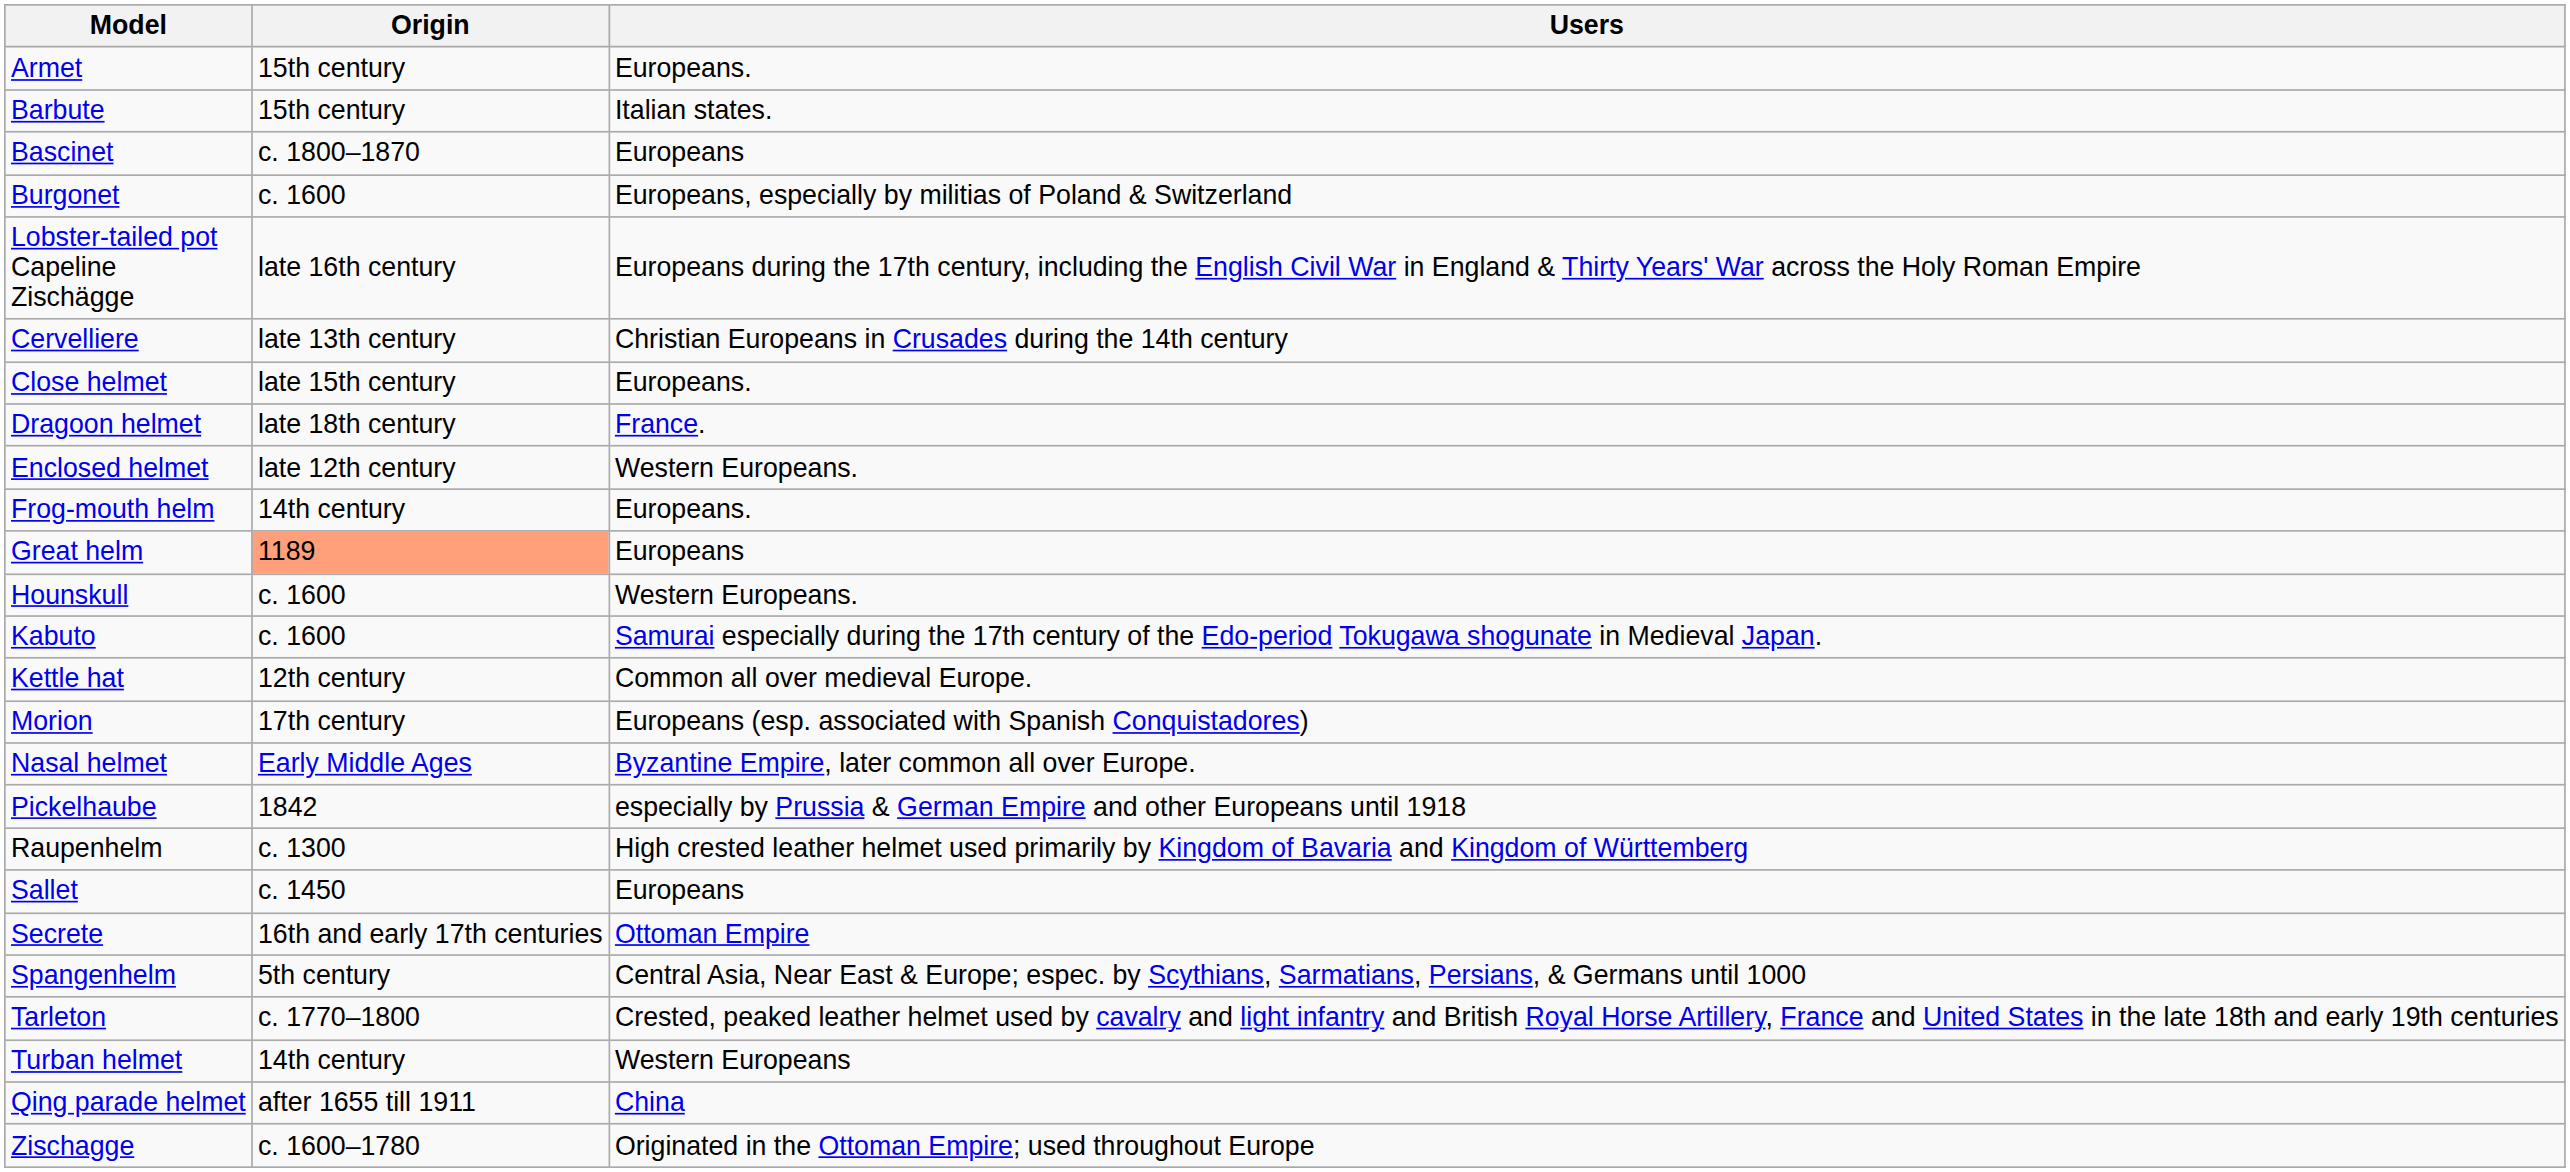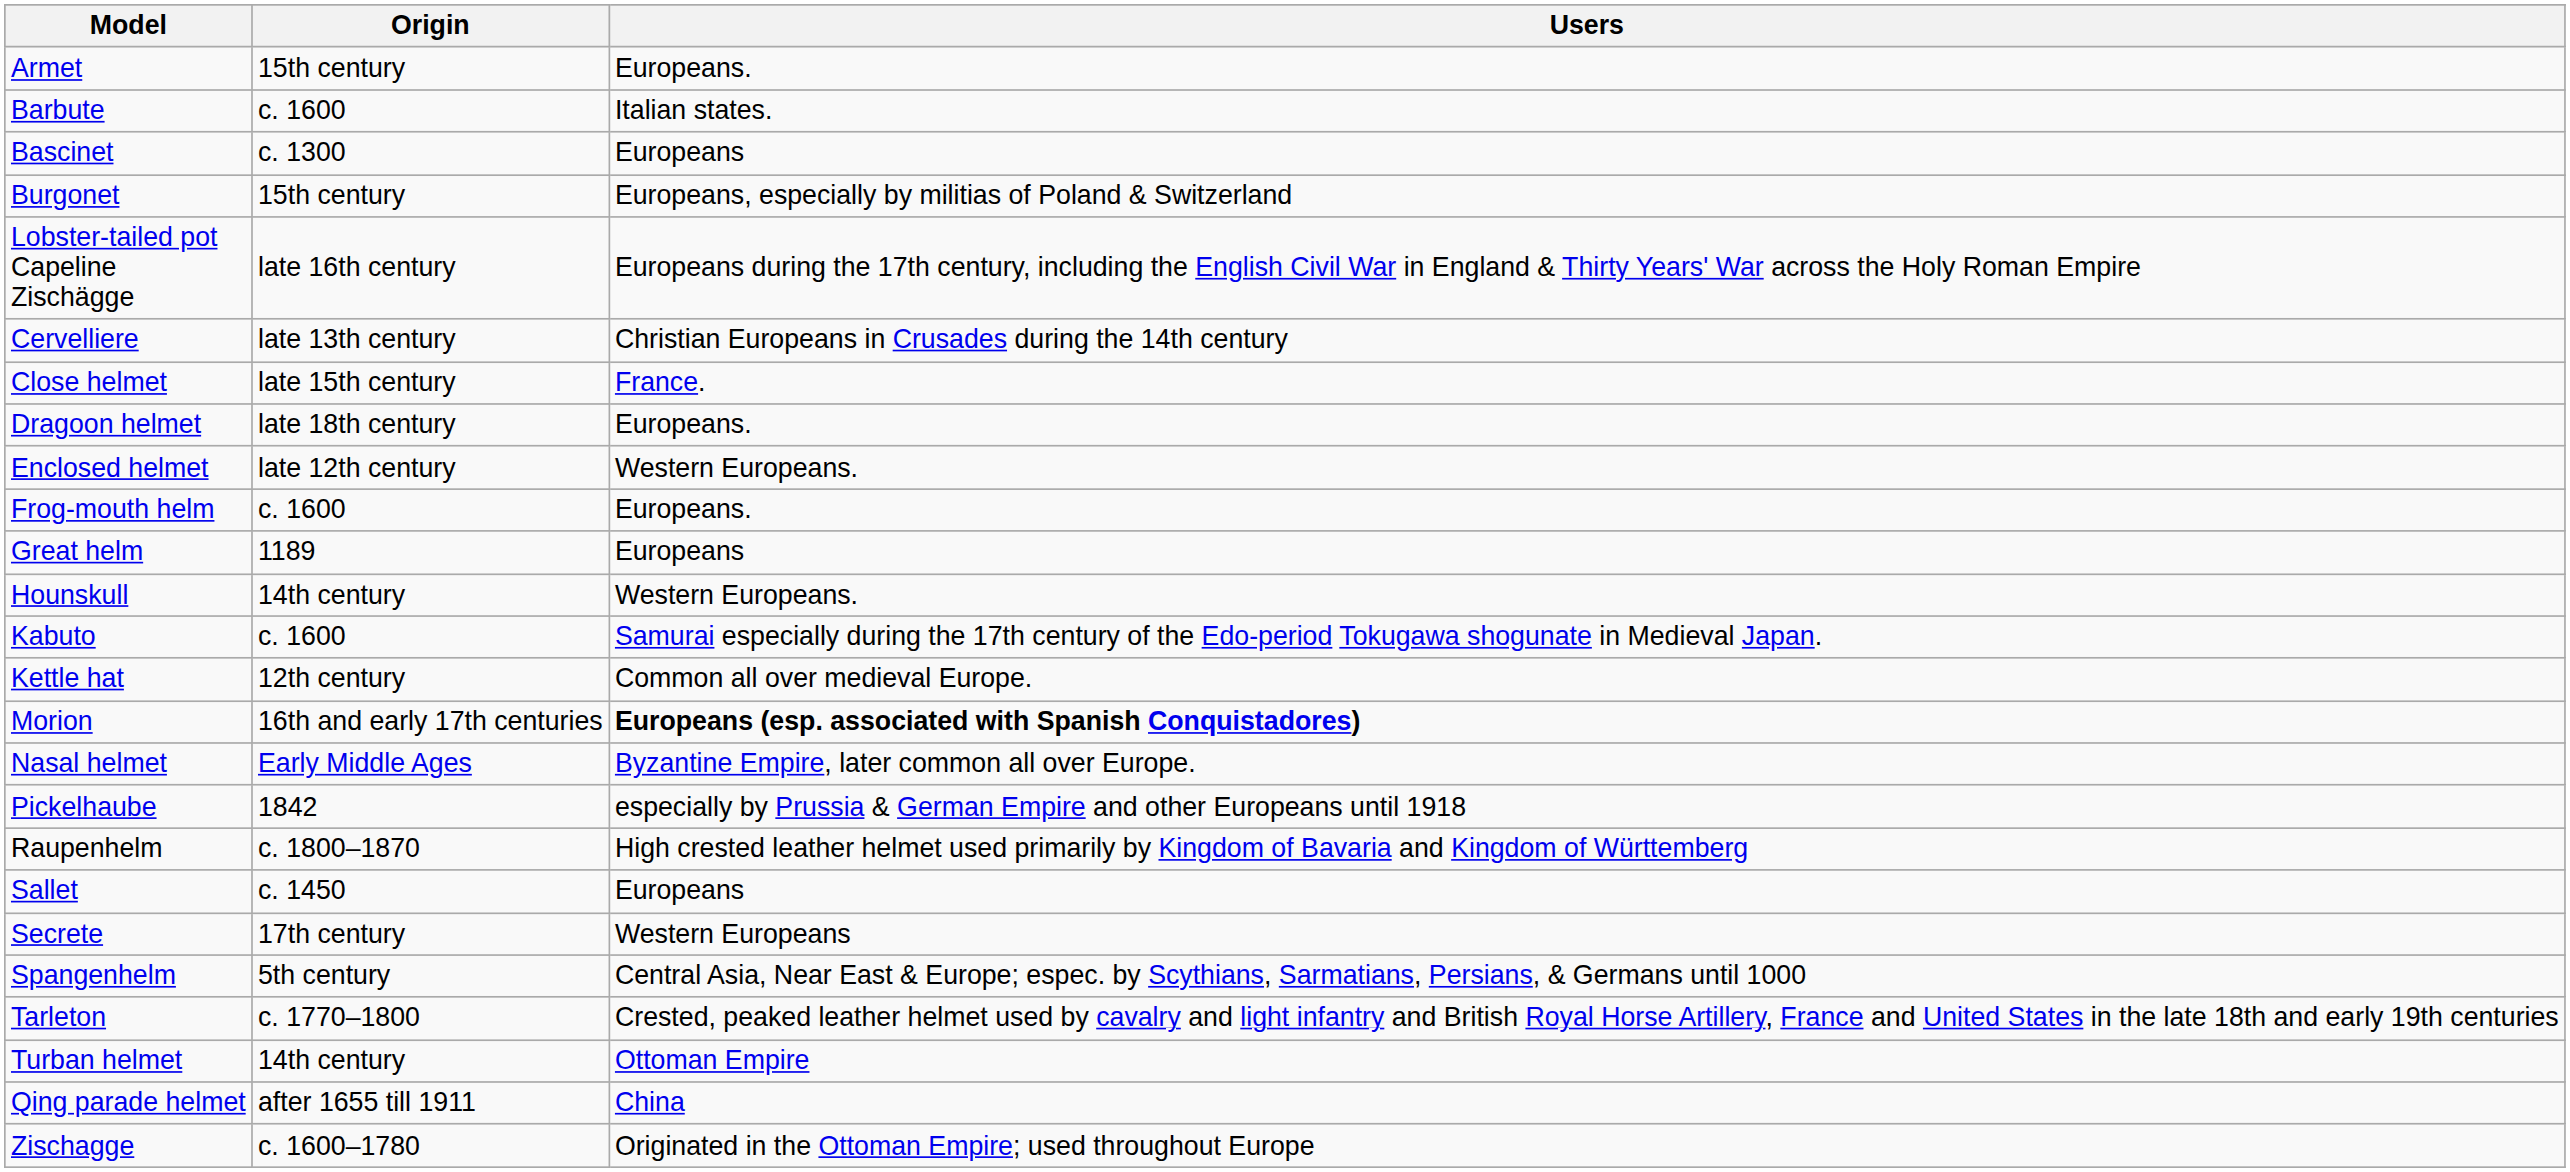(332, 110) 15th century -> (302, 110) c. 1600
(339, 152) c. 1800–1870 -> (302, 152) c. 1300
(302, 195) c. 1600 -> (332, 195) 15th century
(683, 382) Europeans. -> (660, 382) France.
(660, 424) France. -> (683, 424) Europeans.
(332, 509) 14th century -> (302, 509) c. 1600
(287, 551) lightsalmon background -> (287, 551) no background
(302, 594) c. 1600 -> (332, 594) 14th century
(332, 721) 17th century -> (430, 721) 16th and early 17th centuries
(962, 721) normal -> (988, 721) bold
(302, 848) c. 1300 -> (339, 848) c. 1800–1870
(430, 933) 16th and early 17th centuries -> (332, 933) 17th century
(712, 933) Ottoman Empire -> (733, 933) Western Europeans
(733, 1060) Western Europeans -> (712, 1060) Ottoman Empire
